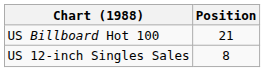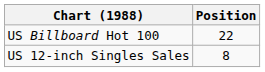(226, 35) 21 -> (226, 35) 22
